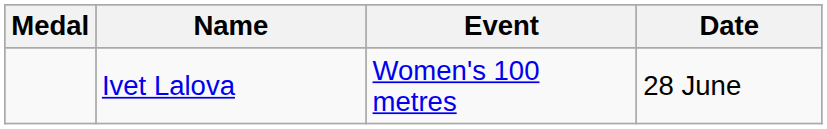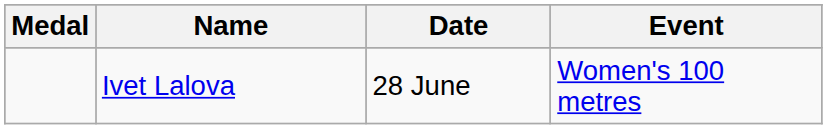columns swapped: (502, 26) <-> (729, 26)
